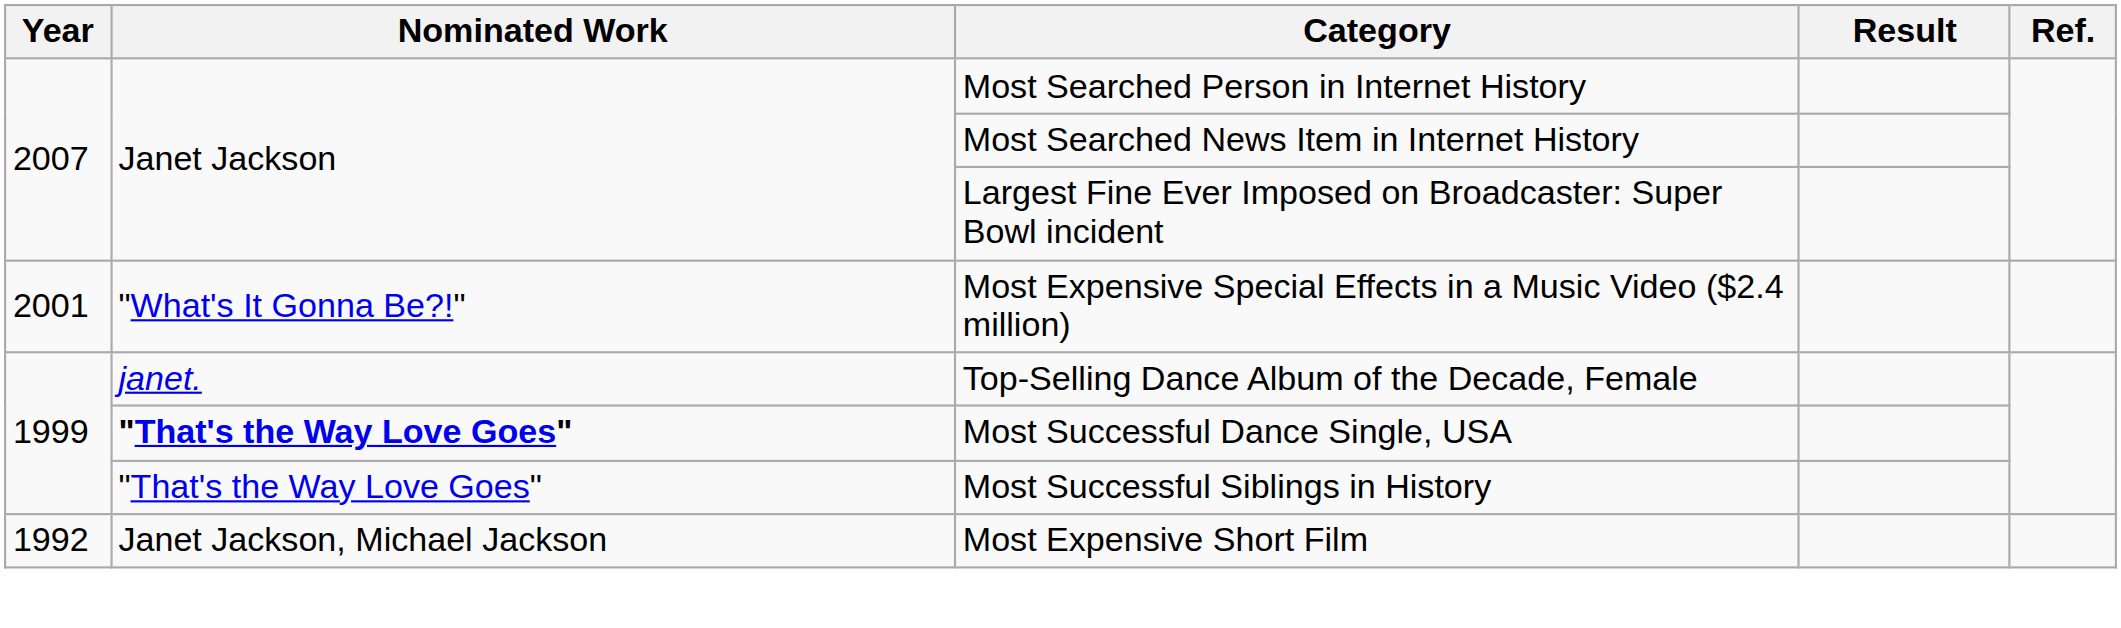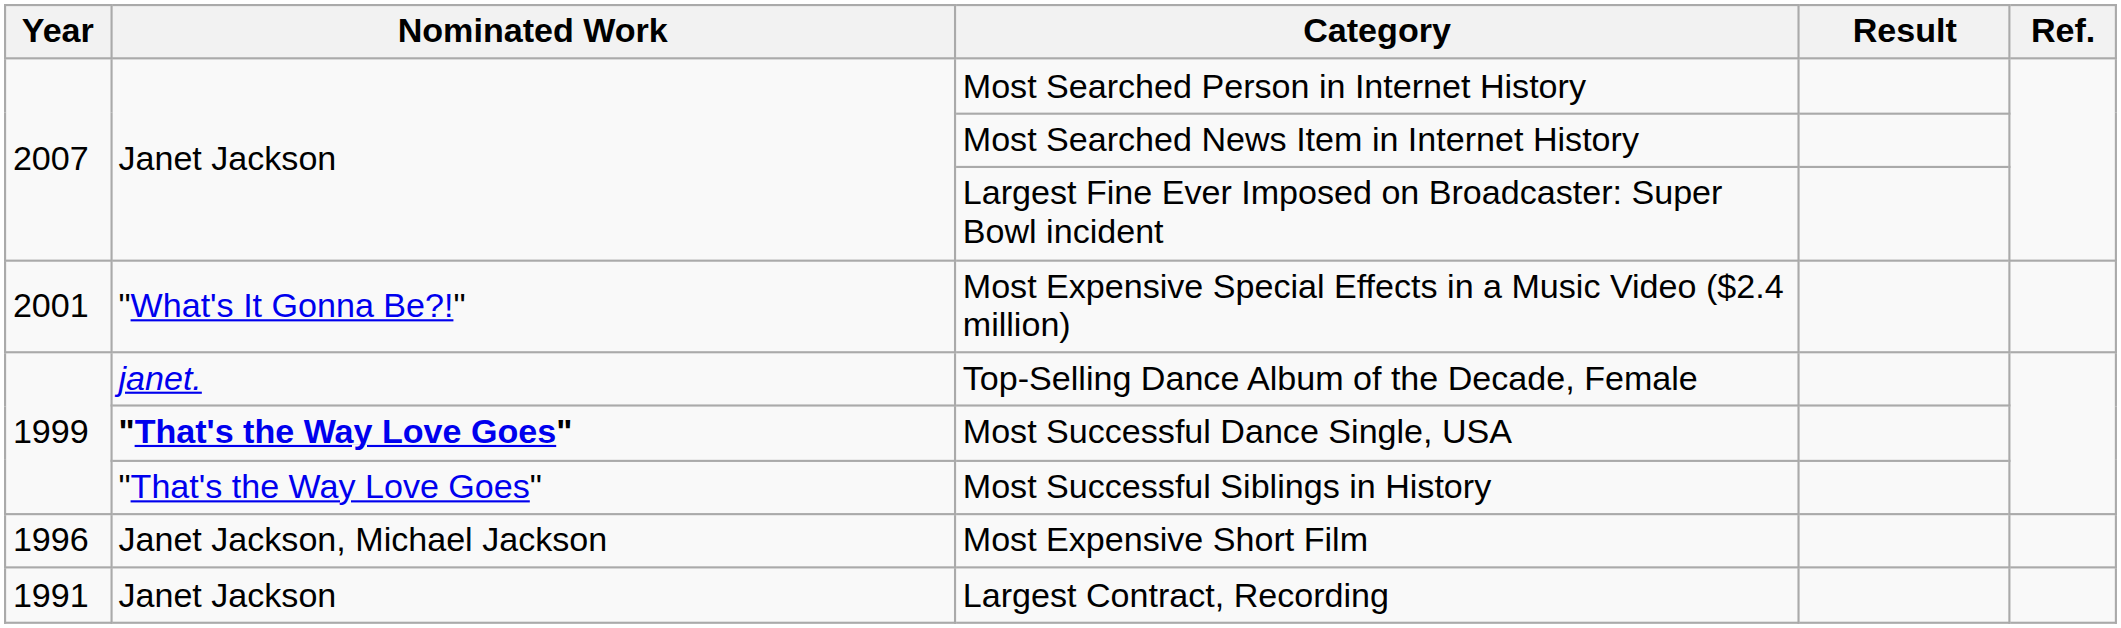(51, 540) 1992 -> (51, 540) 1996
+ row: (1176, 594)
